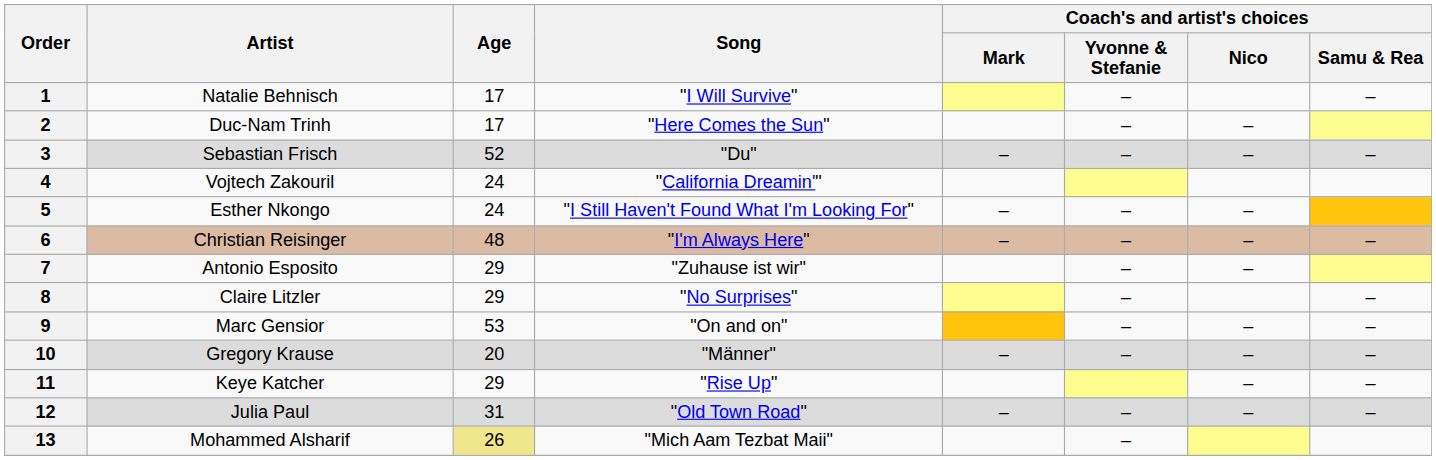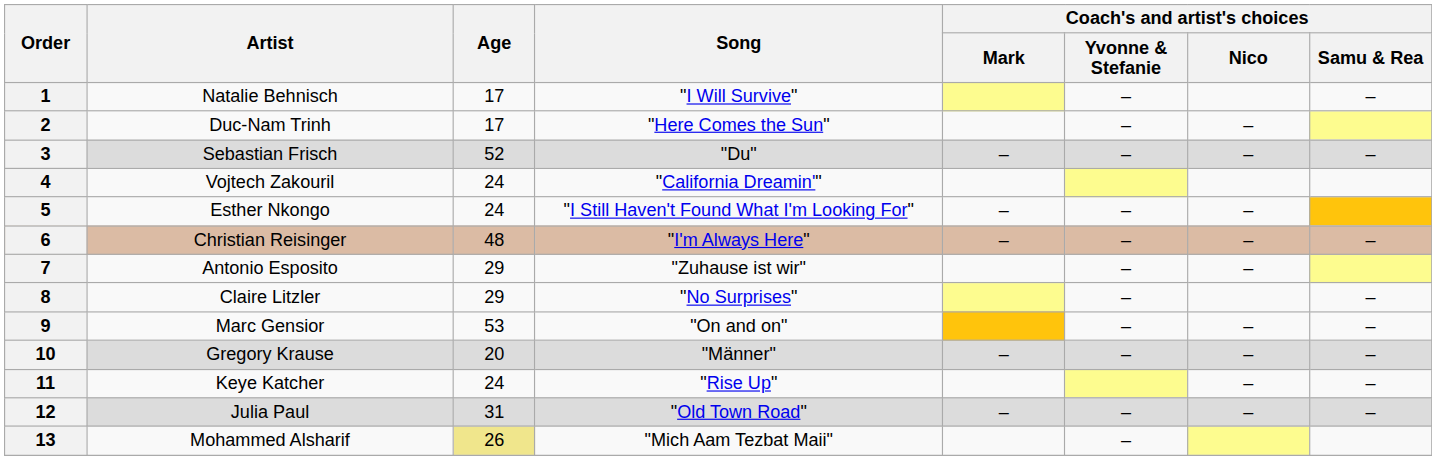(494, 383) 29 -> (494, 383) 24
